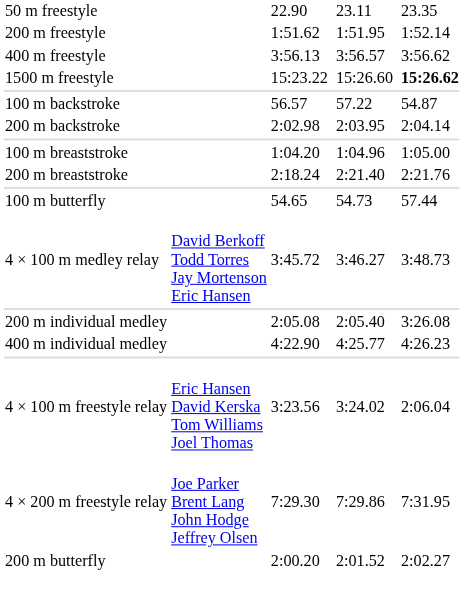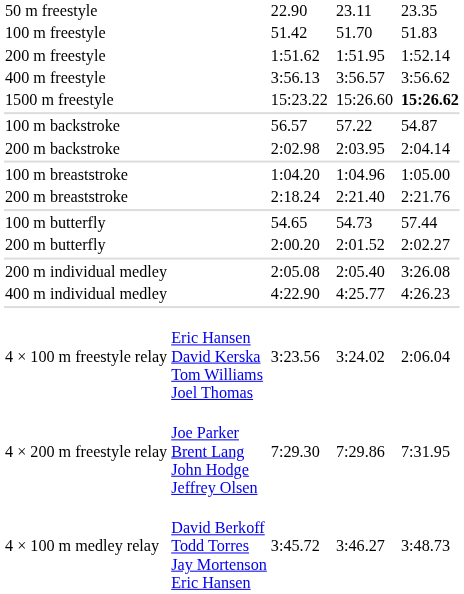+ row: (55, 33)
rows swapped: (55, 560) <-> (82, 259)
